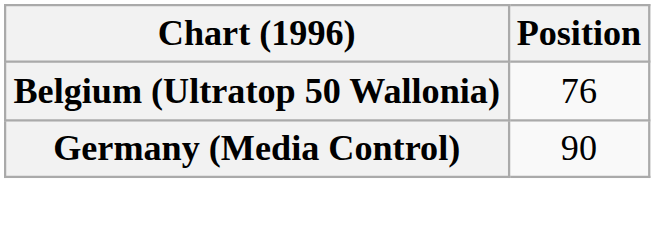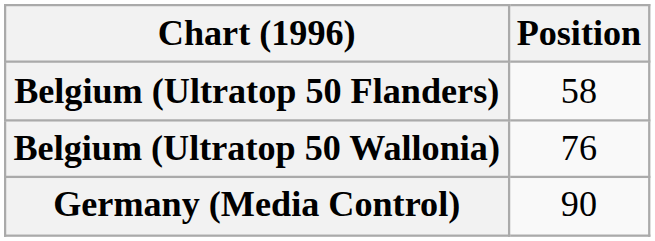+ row: (257, 90)
